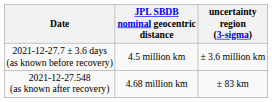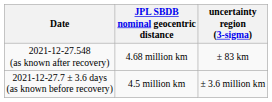rows swapped: (60, 57) <-> (60, 84)
